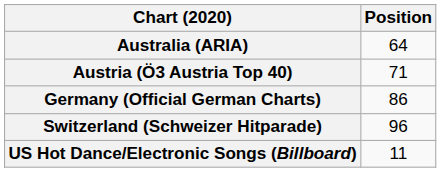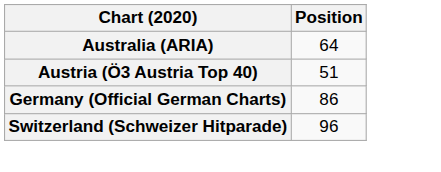(398, 72) 71 -> (329, 72) 51
- row: (183, 153)
